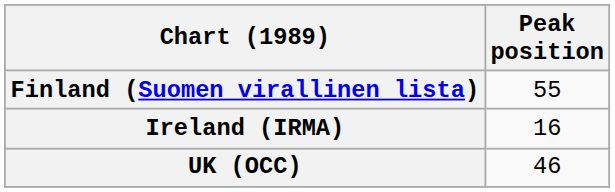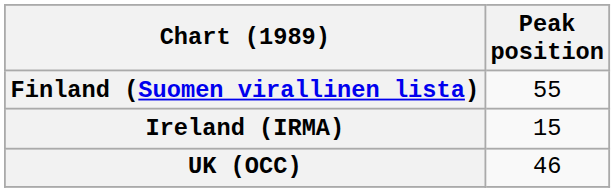(547, 129) 16 -> (547, 129) 15
